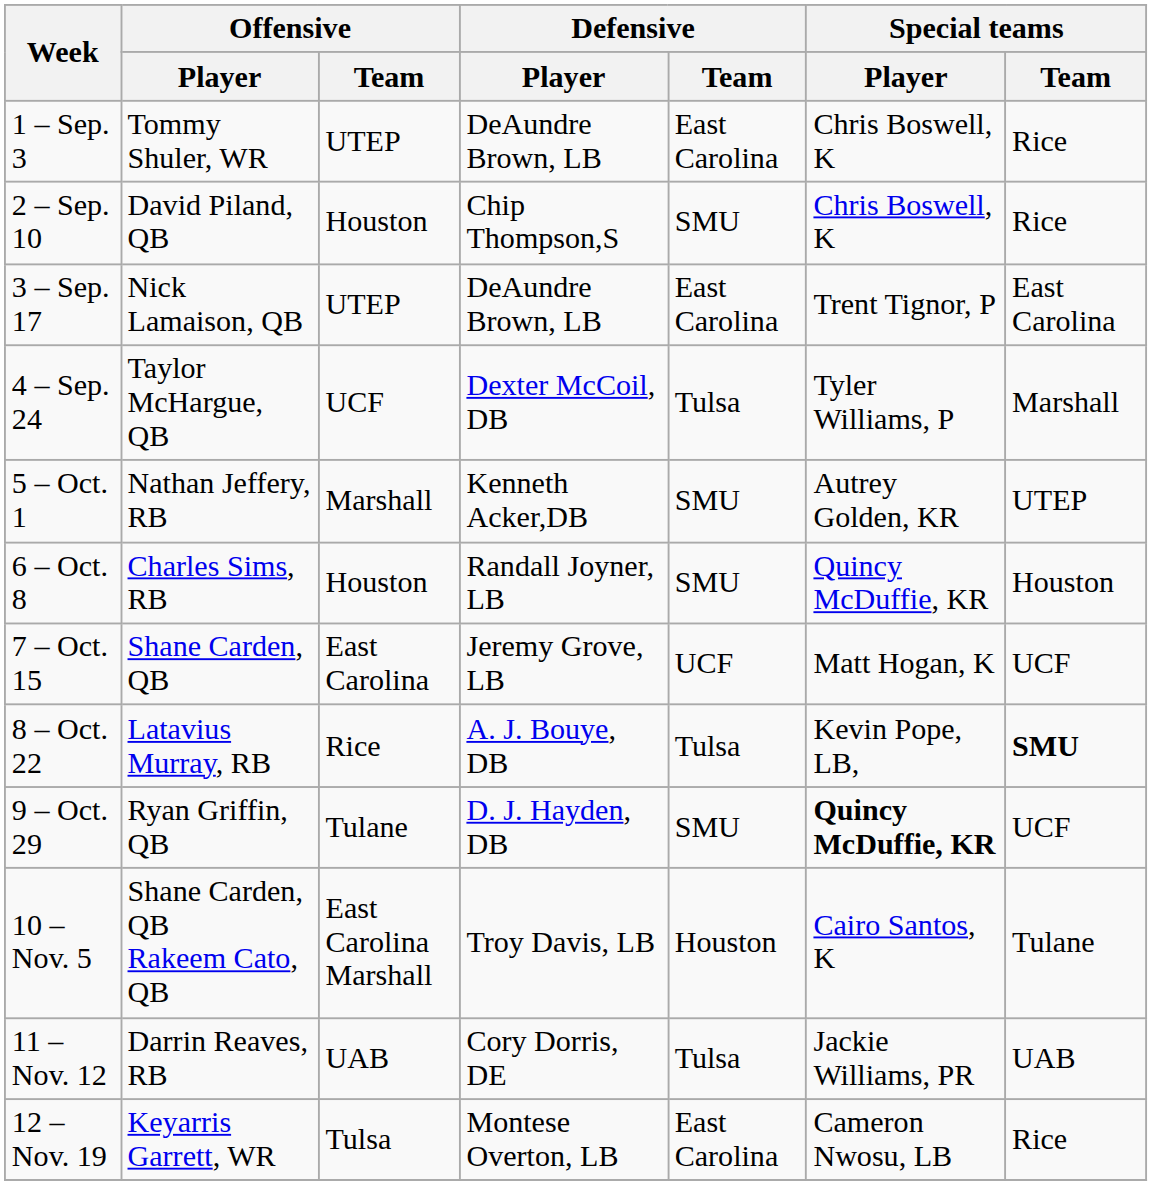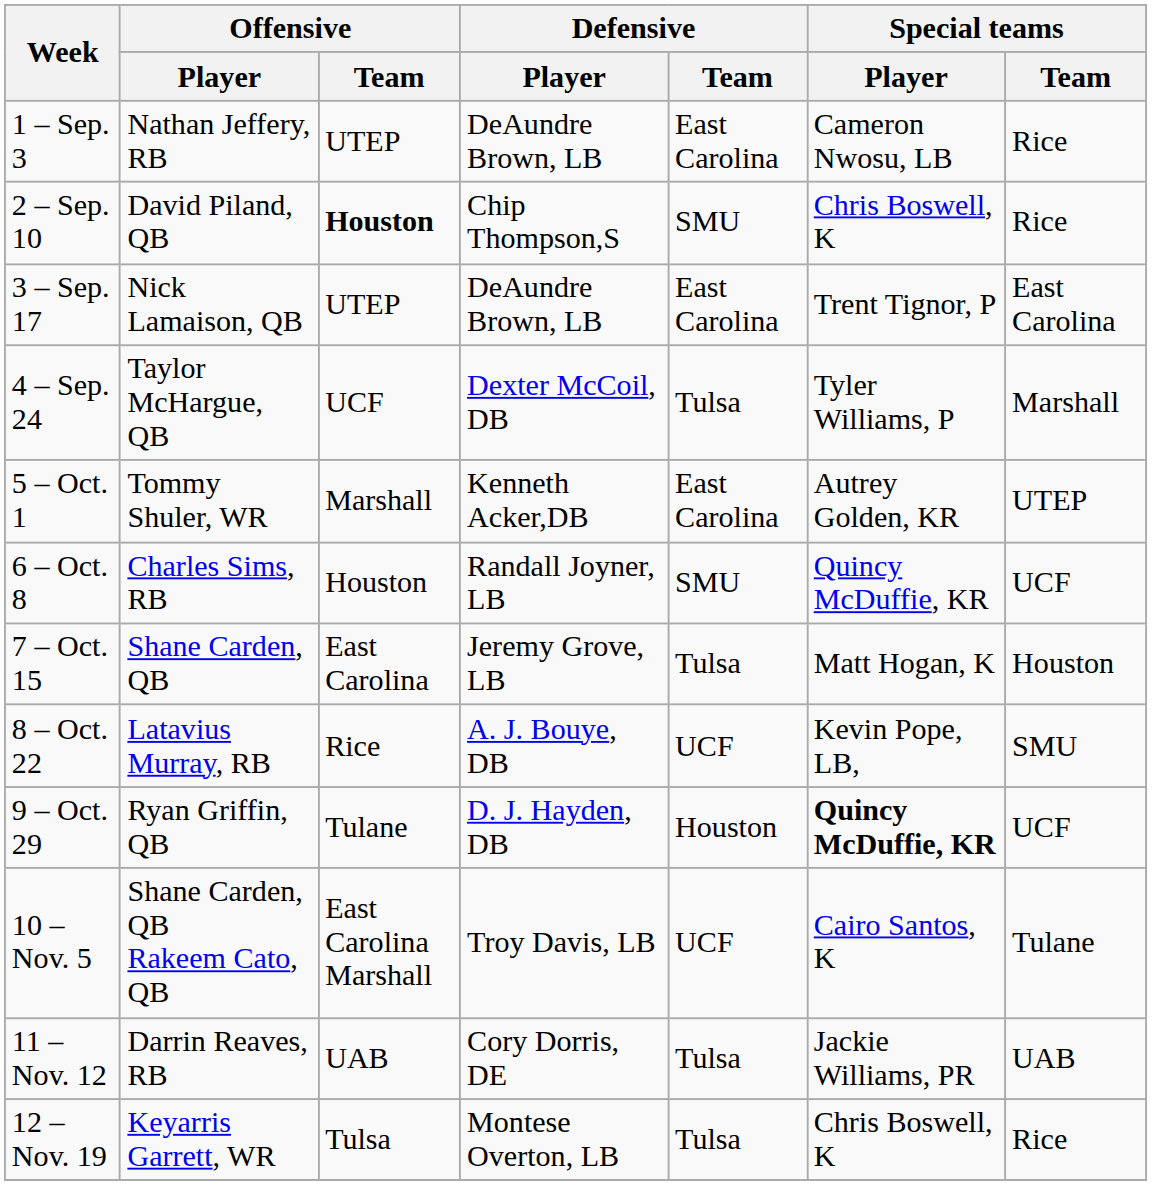(198, 140) Tommy Shuler, WR -> (219, 140) Nathan Jeffery, RB
(903, 140) Chris Boswell, K -> (883, 140) Cameron Nwosu, LB
(376, 222) normal -> (379, 222) bold
(219, 500) Nathan Jeffery, RB -> (198, 500) Tommy Shuler, WR
(707, 500) SMU -> (727, 500) East Carolina
(1063, 582) Houston -> (1041, 582) UCF
(704, 663) UCF -> (708, 663) Tulsa
(1041, 663) UCF -> (1063, 663) Houston
(708, 745) Tulsa -> (704, 745) UCF
(1045, 745) bold -> (1045, 745) normal
(707, 826) SMU -> (726, 826) Houston
(726, 942) Houston -> (704, 942) UCF
(726, 1139) East Carolina -> (708, 1139) Tulsa
(883, 1139) Cameron Nwosu, LB -> (903, 1139) Chris Boswell, K
